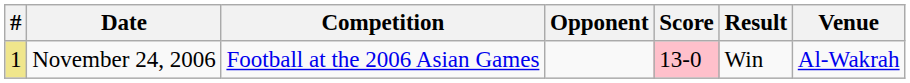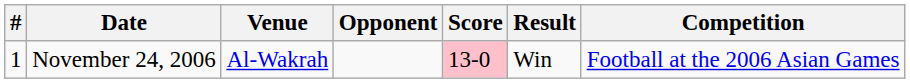columns swapped: (849, 22) <-> (383, 22)
(16, 59) khaki background -> (16, 59) no background
